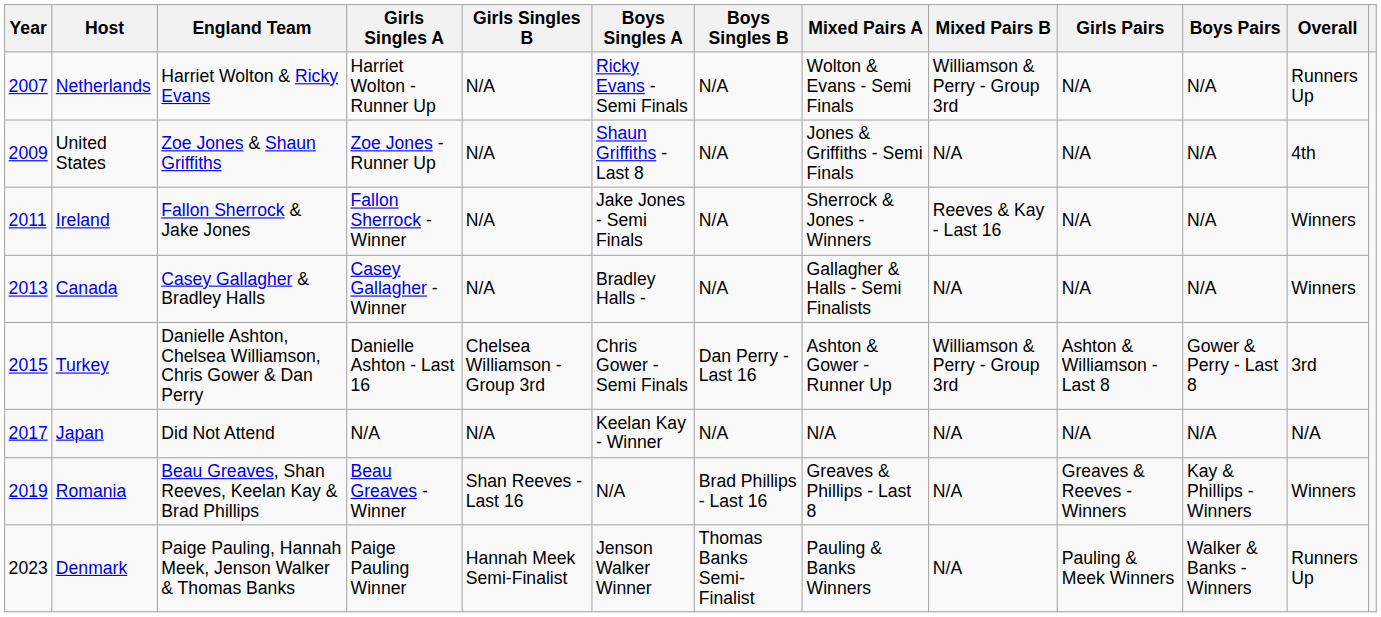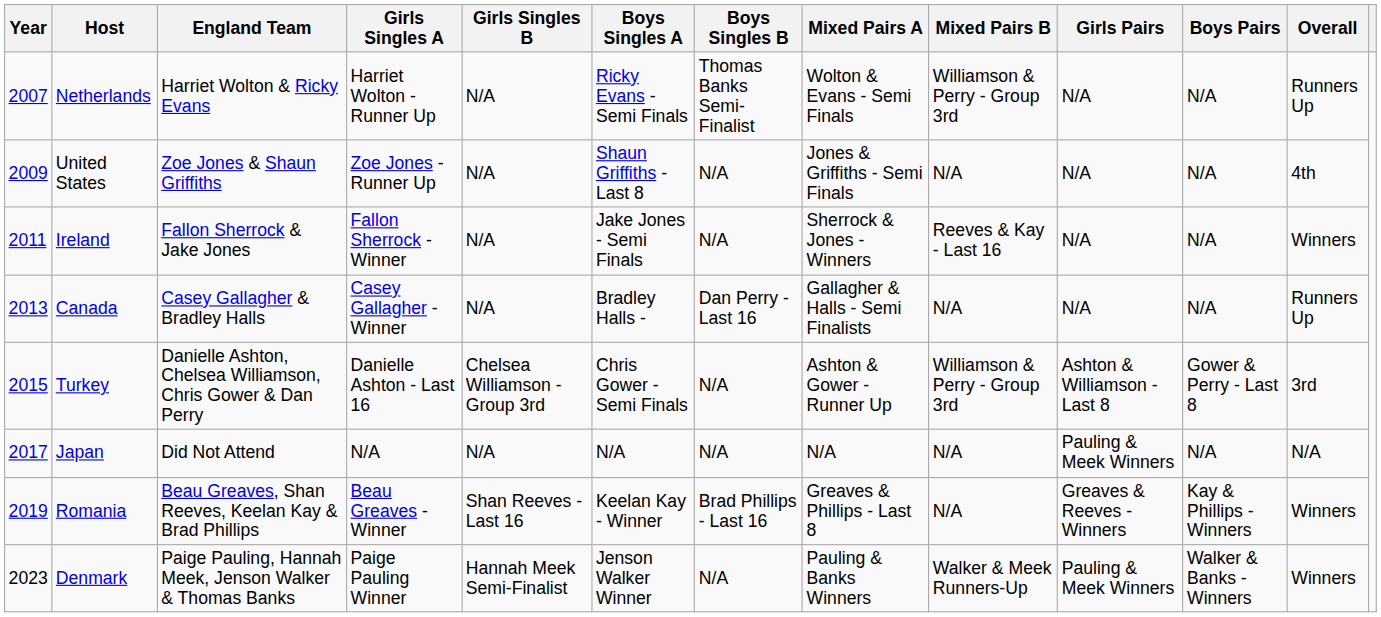(713, 85) N/A -> (731, 95) Thomas Banks Semi-Finalist
(713, 288) N/A -> (744, 308) Dan Perry - Last 16
(1324, 288) Winners -> (1325, 308) Runners Up
(744, 365) Dan Perry - Last 16 -> (713, 385) N/A
(641, 433) Keelan Kay - Winner -> (611, 453) N/A
(1076, 433) N/A -> (1118, 453) Pauling & Meek Winners
(611, 491) N/A -> (641, 510) Keelan Kay - Winner
(731, 568) Thomas Banks Semi-Finalist -> (713, 578) N/A
(948, 568) N/A -> (992, 578) Walker & Meek Runners-Up
(1325, 568) Runners Up -> (1324, 578) Winners
